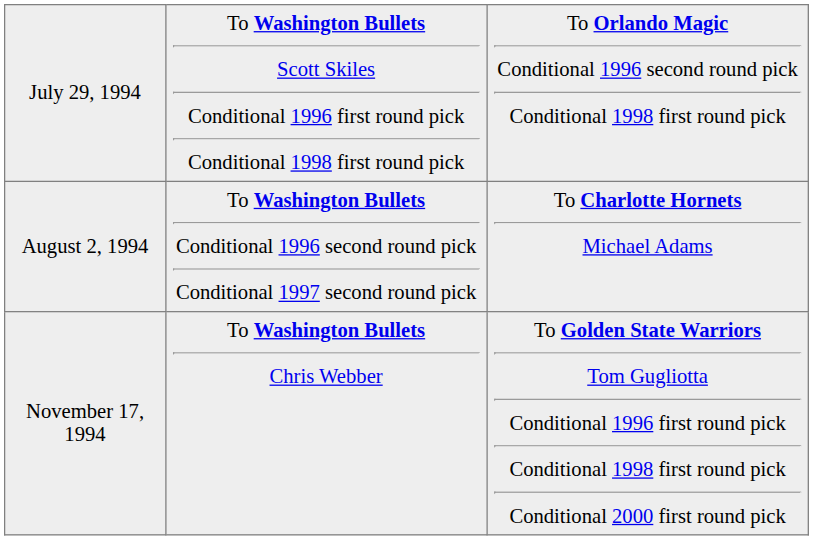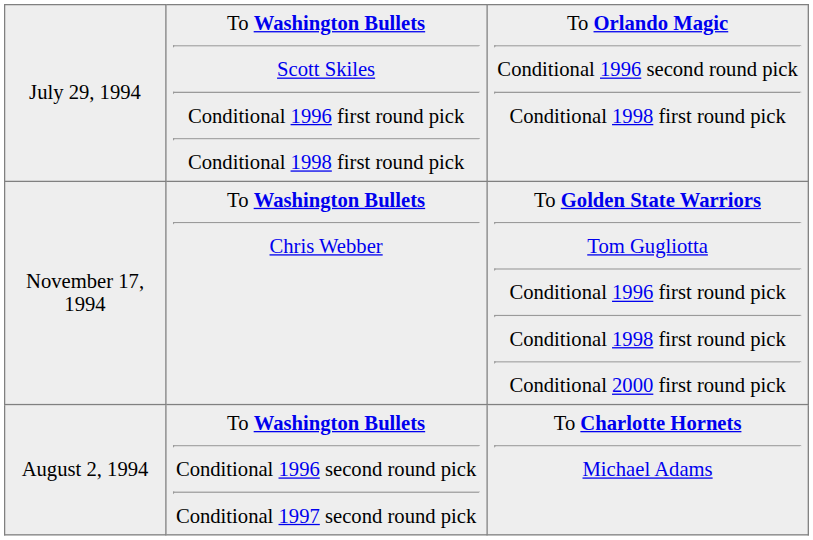rows swapped: (85, 246) <-> (85, 423)
